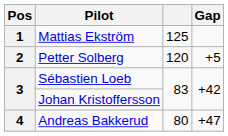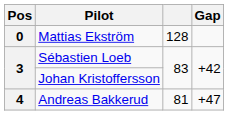(20, 36) 1 -> (20, 36) 0
(177, 36) 125 -> (177, 36) 128
- row: (81, 58)
(181, 121) 80 -> (181, 100) 81
